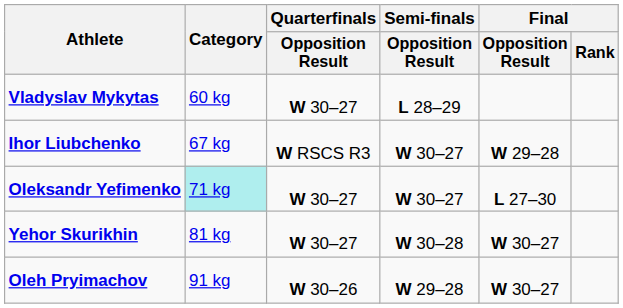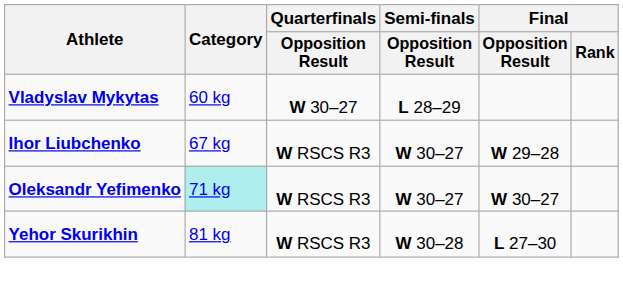(323, 199) W 30–27 -> (323, 199) W RSCS R3
(525, 199) L 27–30 -> (525, 199) W 30–27
(323, 244) W 30–27 -> (323, 244) W RSCS R3
(525, 244) W 30–27 -> (525, 244) L 27–30
- row: (78, 281)
